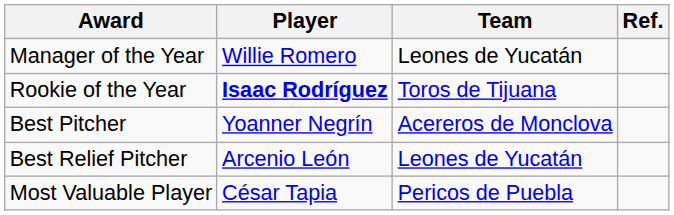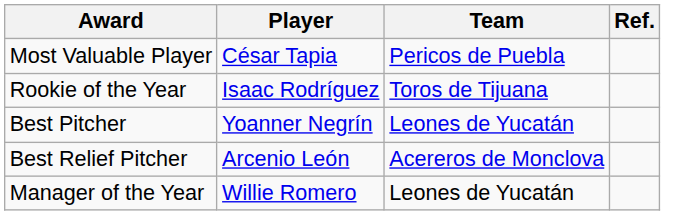rows swapped: (111, 192) <-> (107, 55)
(305, 90) bold -> (301, 90) normal
(505, 124) Acereros de Monclova -> (482, 124) Leones de Yucatán
(490, 158) Leones de Yucatán -> (497, 158) Acereros de Monclova
